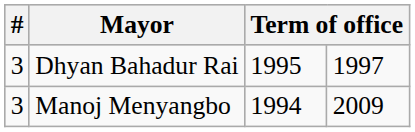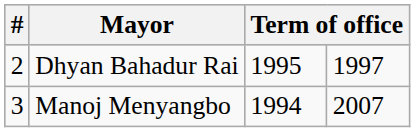(17, 65) 3 -> (17, 65) 2
(358, 106) 2009 -> (358, 106) 2007
